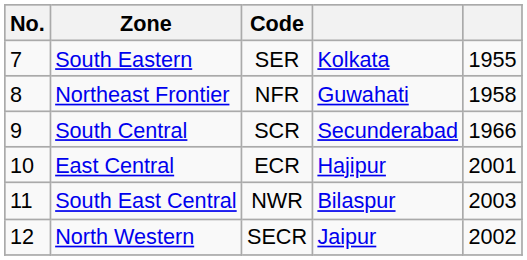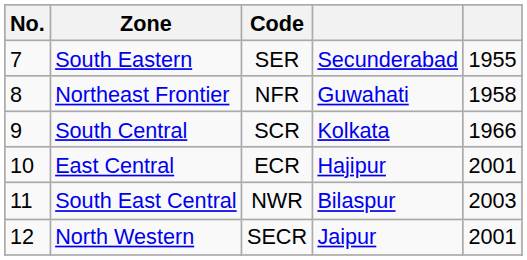(353, 58) Kolkata -> (388, 58) Secunderabad
(388, 129) Secunderabad -> (353, 129) Kolkata
(492, 236) 2002 -> (492, 236) 2001
